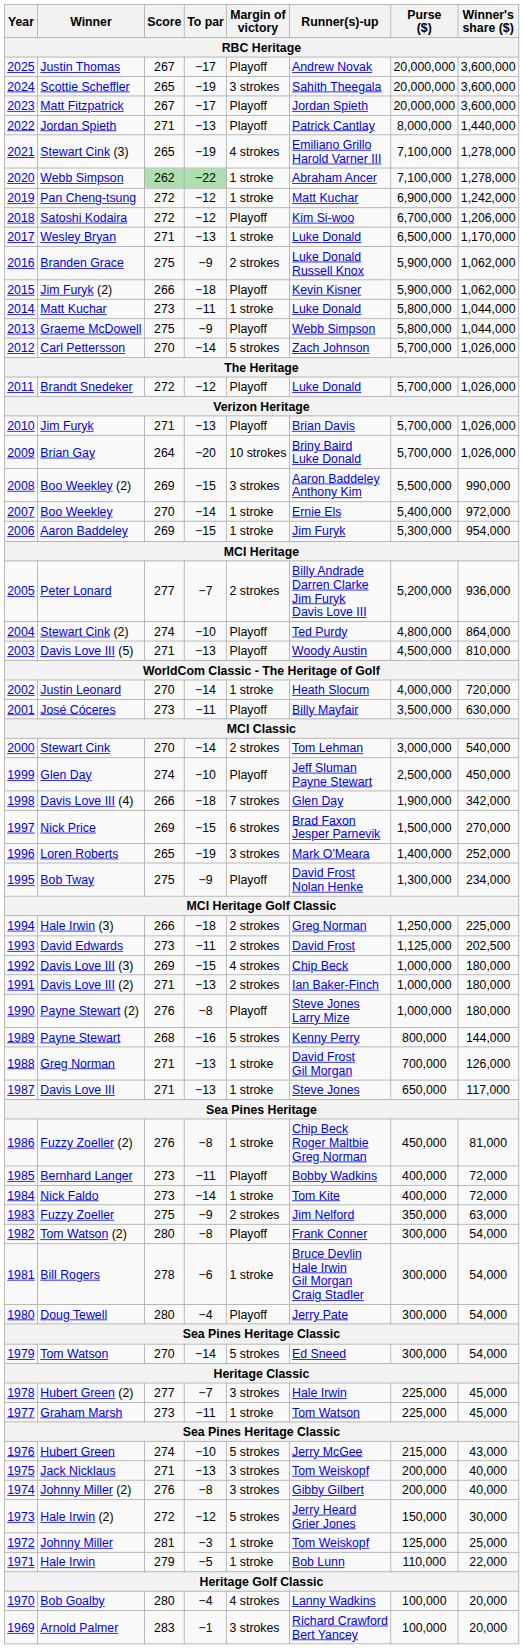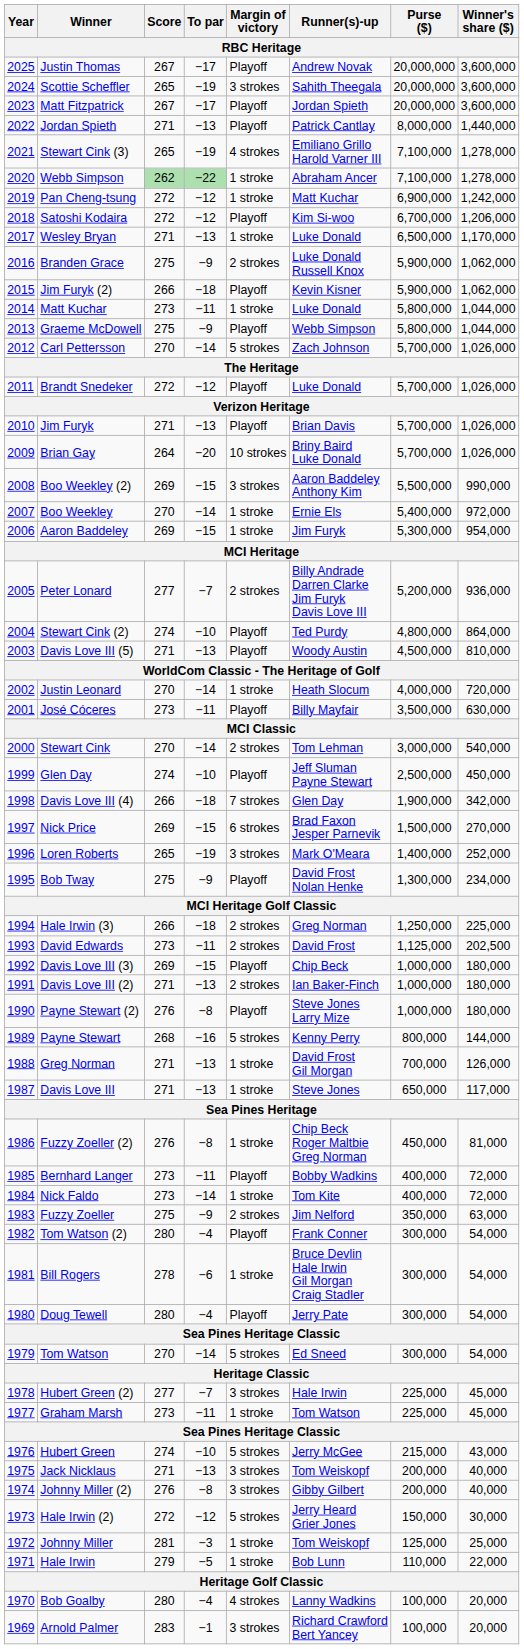(255, 965) 4 strokes -> (248, 965) Playoff
(206, 1234) −8 -> (206, 1234) −4
